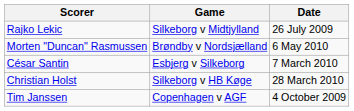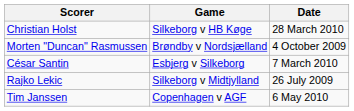rows swapped: (35, 30) <-> (42, 81)
(300, 47) 6 May 2010 -> (309, 47) 4 October 2009
(309, 98) 4 October 2009 -> (300, 98) 6 May 2010
